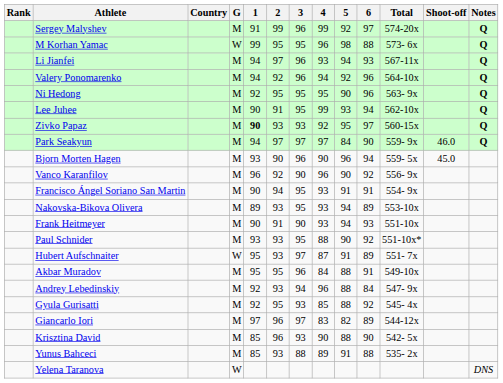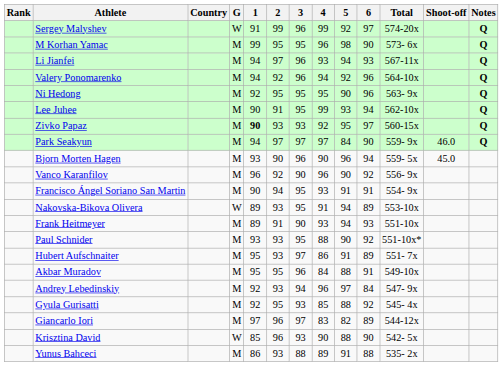(237, 28) M -> (237, 28) W
(237, 45) W -> (237, 45) M
(368, 45) 88 -> (368, 45) 90
(237, 207) M -> (237, 207) W
(323, 207) 93 -> (323, 207) 91
(255, 223) 90 -> (255, 223) 89
(237, 256) W -> (237, 256) M
(323, 256) 87 -> (323, 256) 86
(346, 288) 88 -> (346, 288) 97
(237, 337) M -> (237, 337) W
(255, 353) 85 -> (255, 353) 86
- row: (69, 369)
